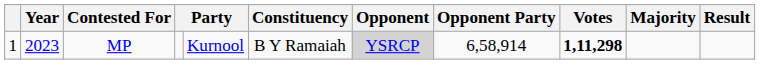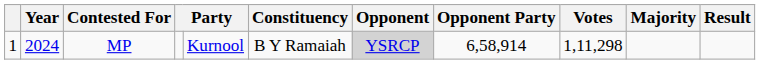(42, 45) 2023 -> (42, 45) 2024
(593, 45) bold -> (593, 45) normal
